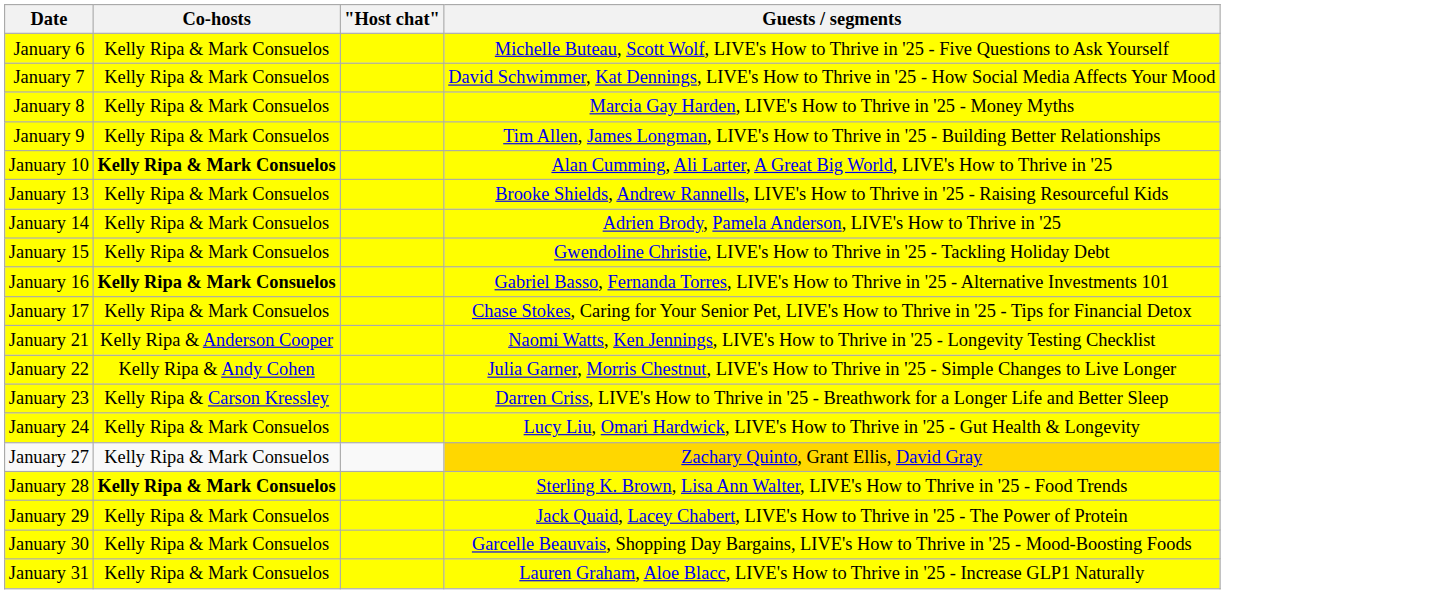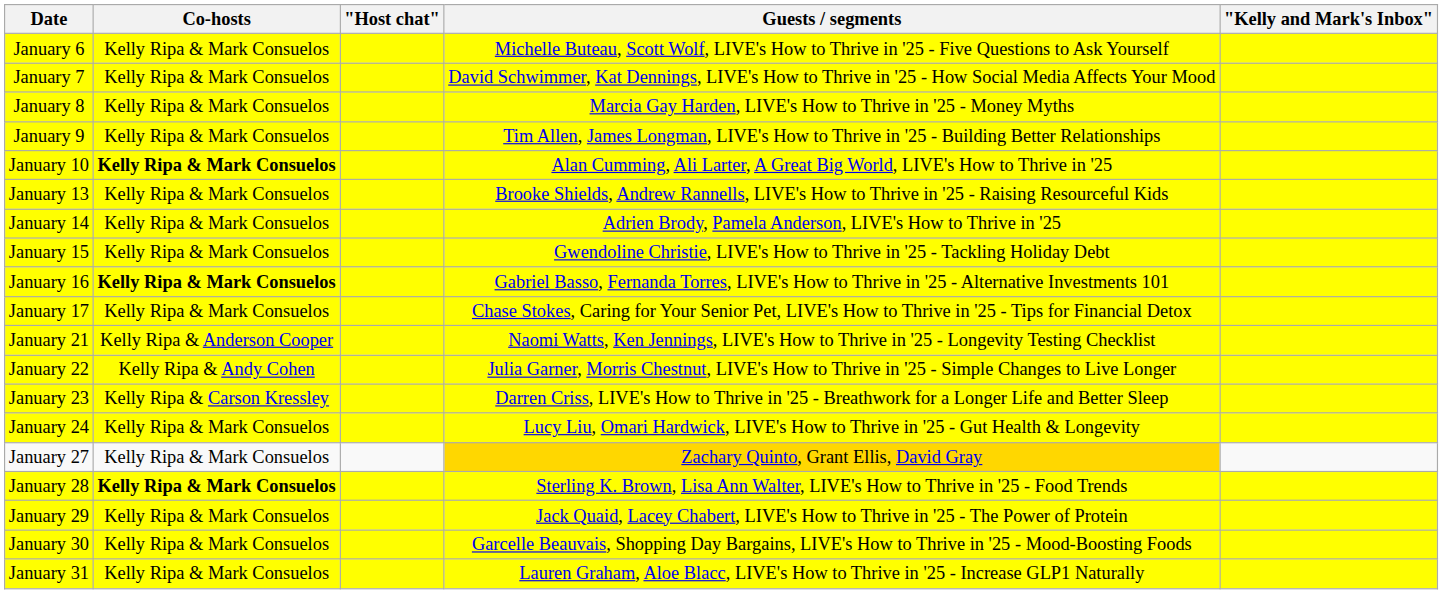+ column: (1328, 19)
